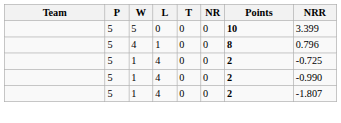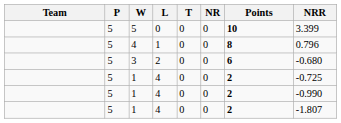+ row: (134, 61)
